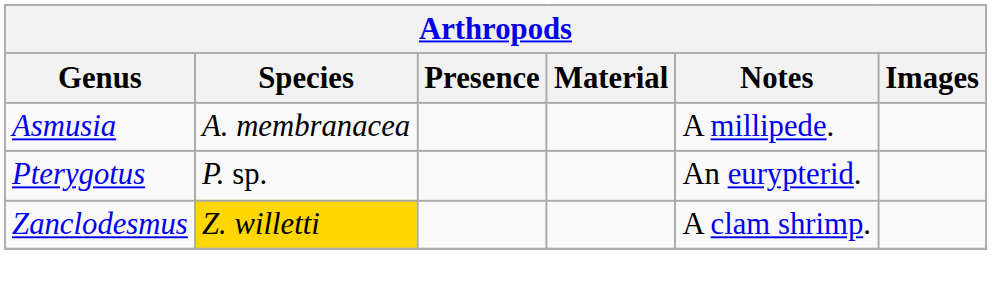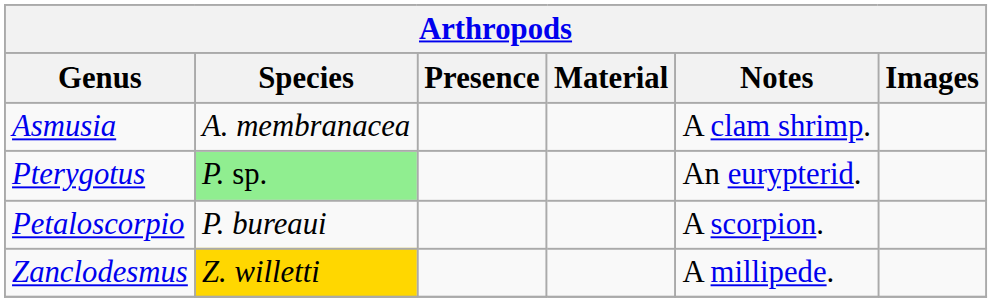(758, 126) A millipede. -> (777, 126) A clam shrimp.
(235, 175) no background -> (235, 175) lightgreen background
+ row: (98, 223)
(777, 223) A clam shrimp. -> (758, 272) A millipede.
